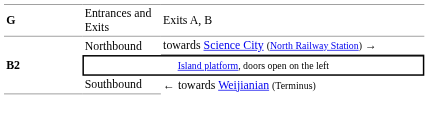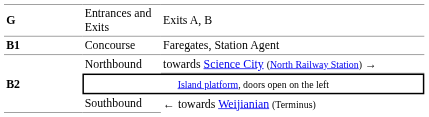+ row: (110, 45)
